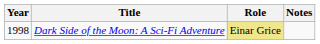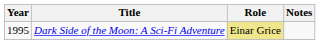(18, 30) 1998 -> (18, 30) 1995
